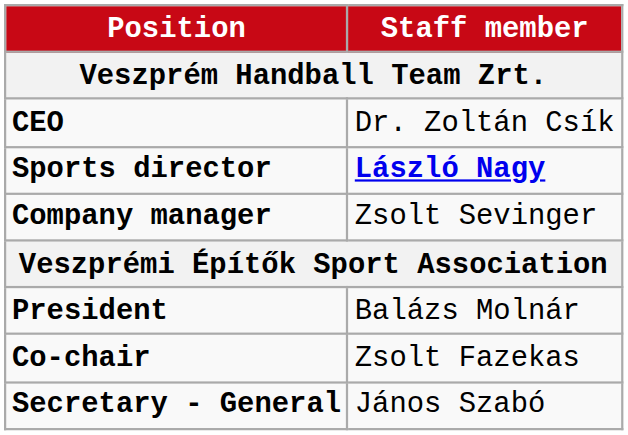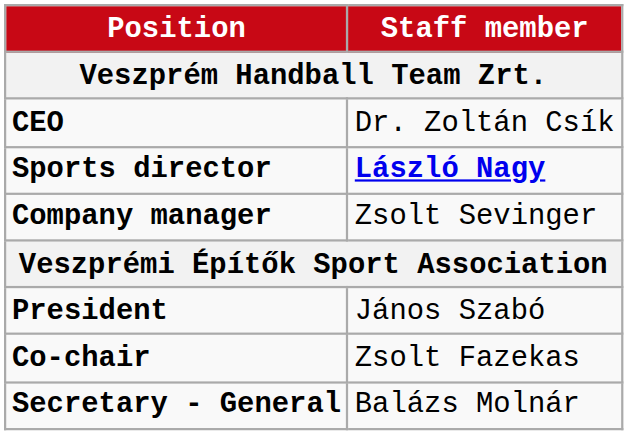(467, 311) Balázs Molnár -> (450, 311) János Szabó
(450, 405) János Szabó -> (467, 405) Balázs Molnár
